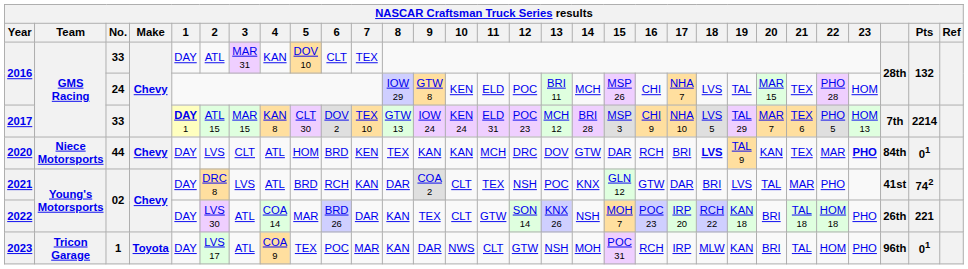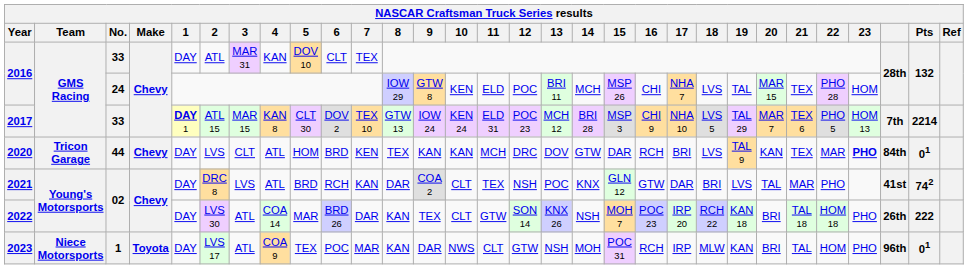(71, 153) Niece Motorsports -> (71, 153) Tricon Garage
(712, 153) bold -> (712, 153) normal
(924, 216) 221 -> (924, 216) 222
(71, 248) Tricon Garage -> (71, 248) Niece Motorsports
